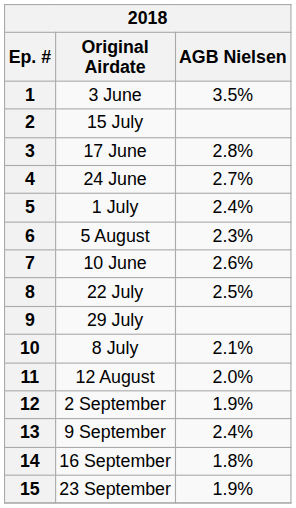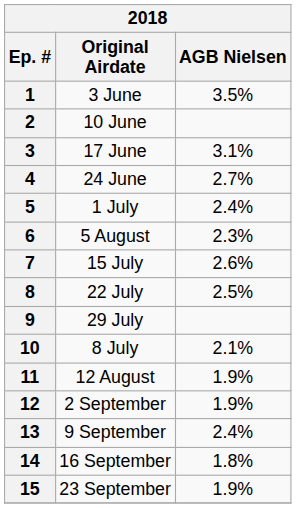(115, 123) 15 July -> (115, 123) 10 June
(233, 151) 2.8% -> (233, 151) 3.1%
(115, 263) 10 June -> (115, 263) 15 July
(233, 376) 2.0% -> (233, 376) 1.9%
